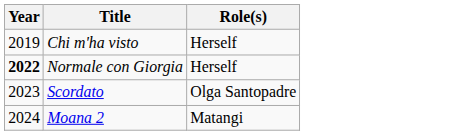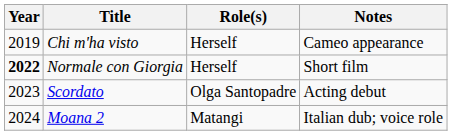+ column: (373, 17)
